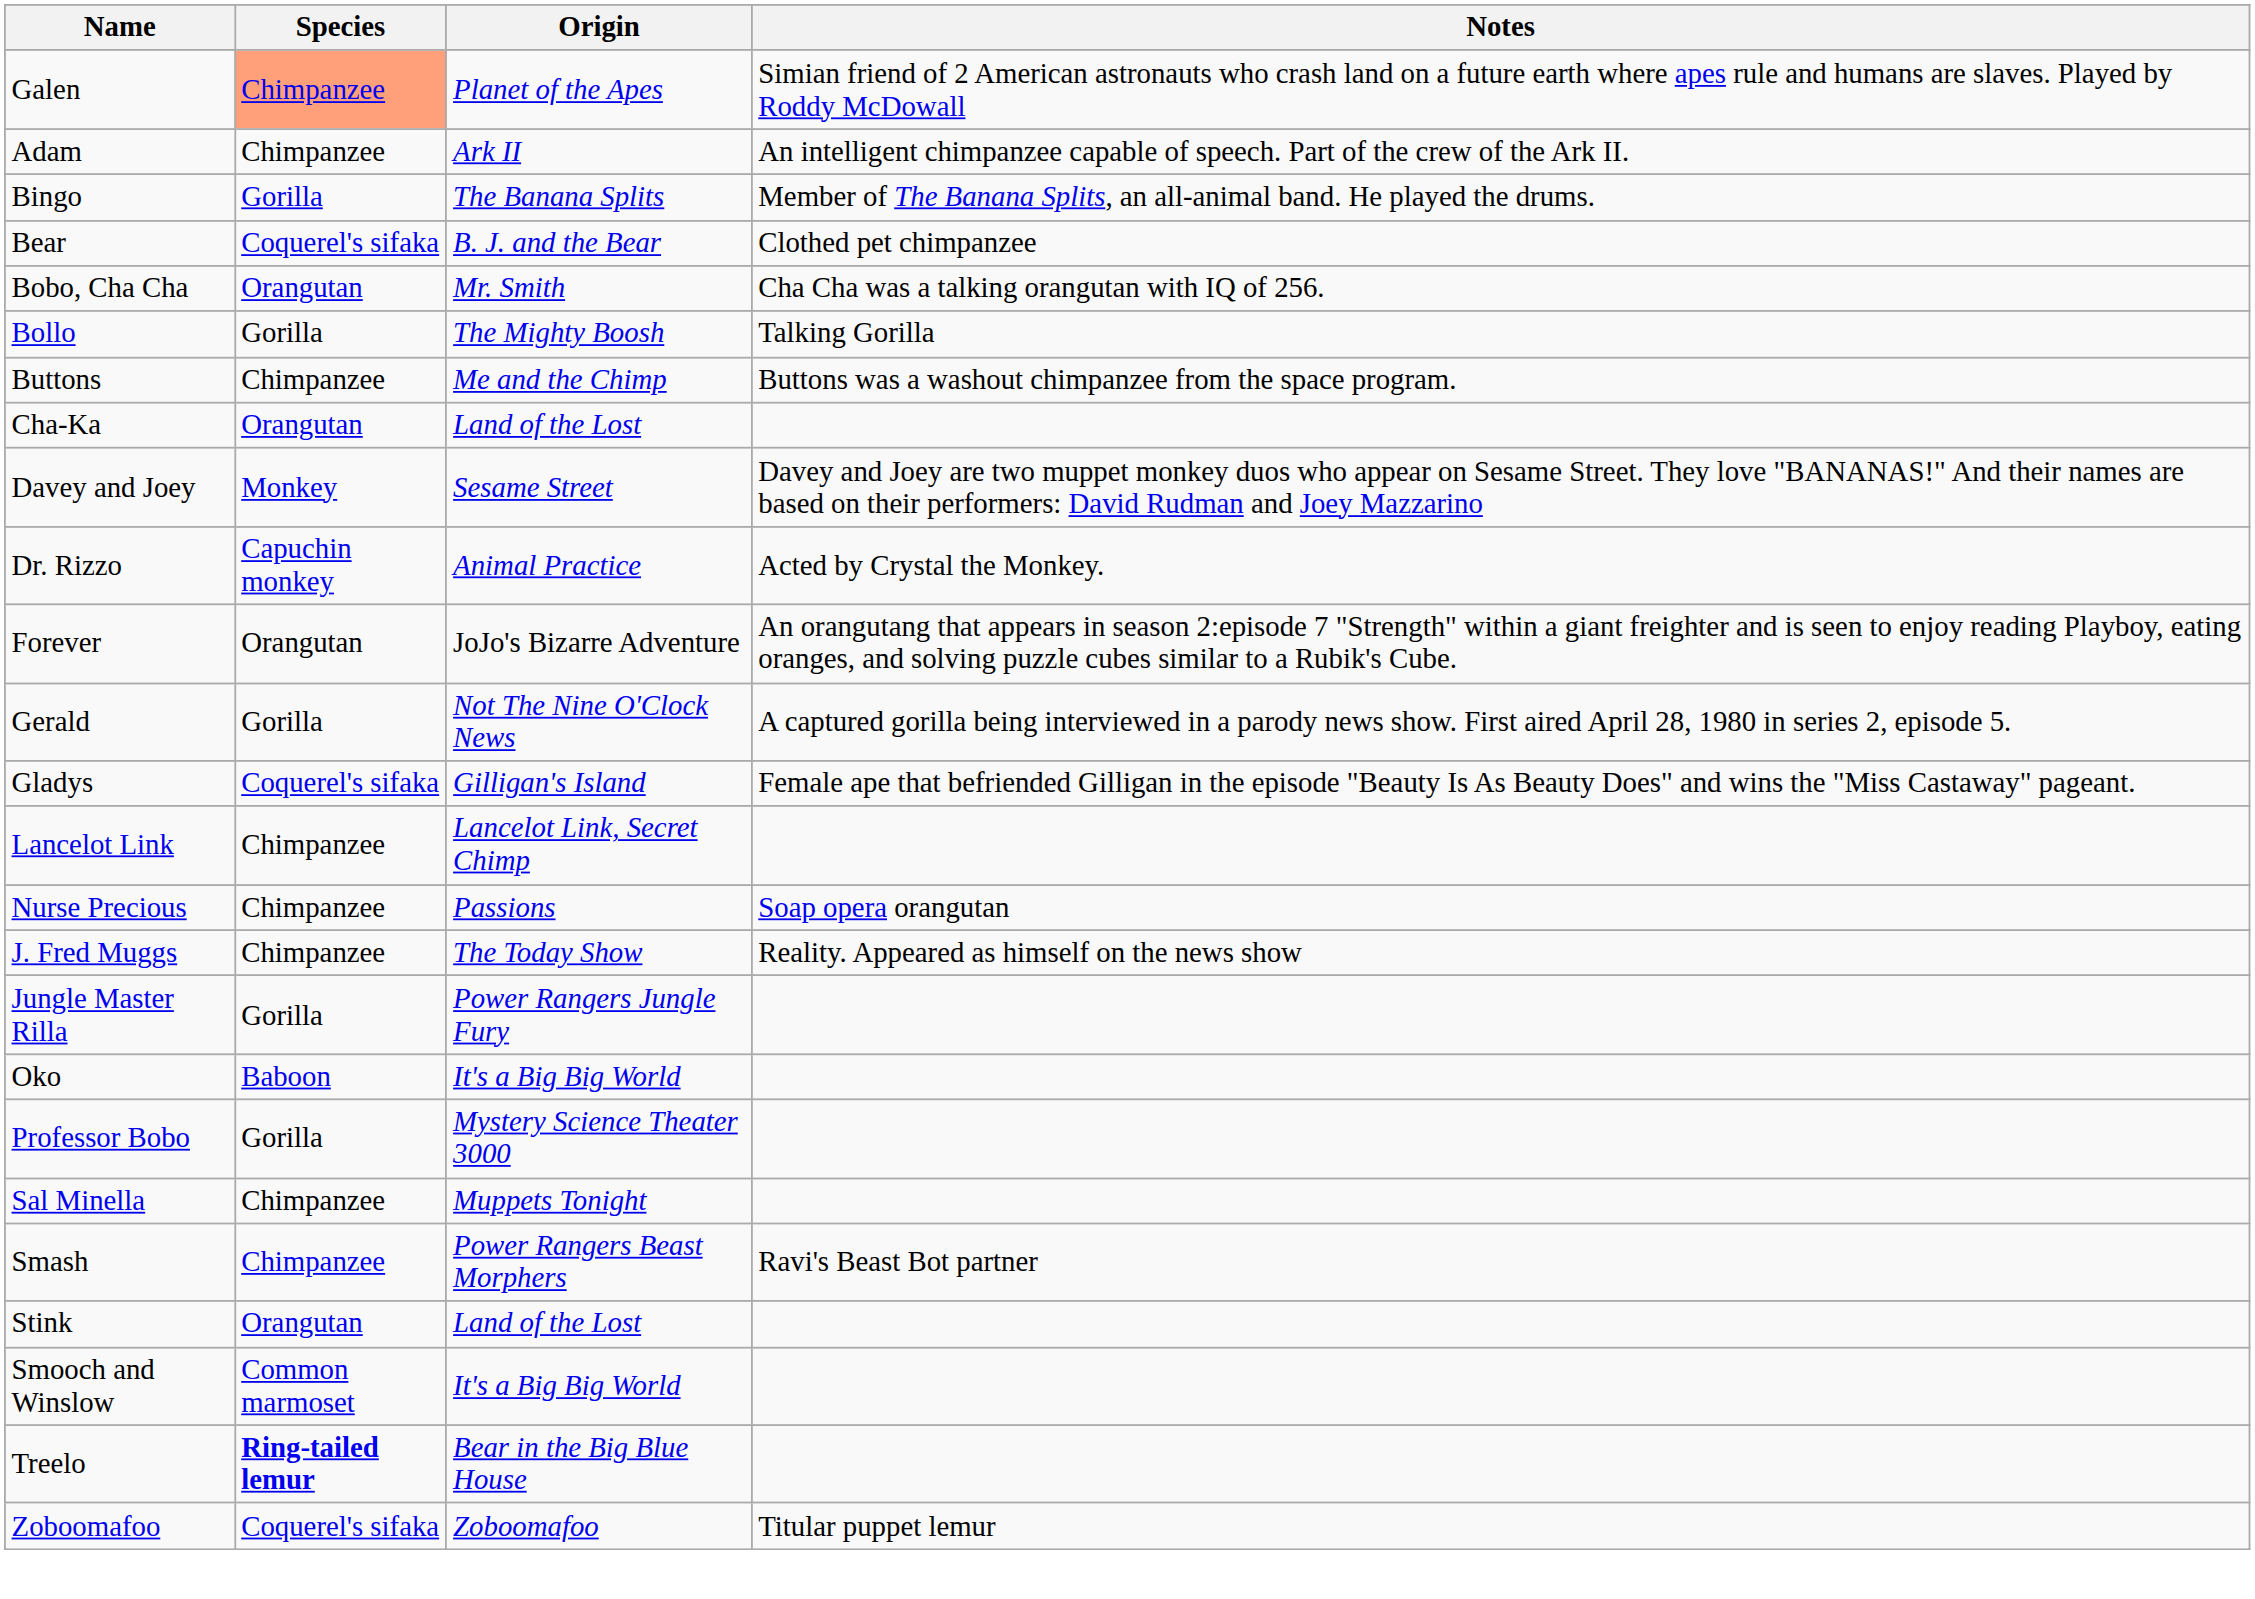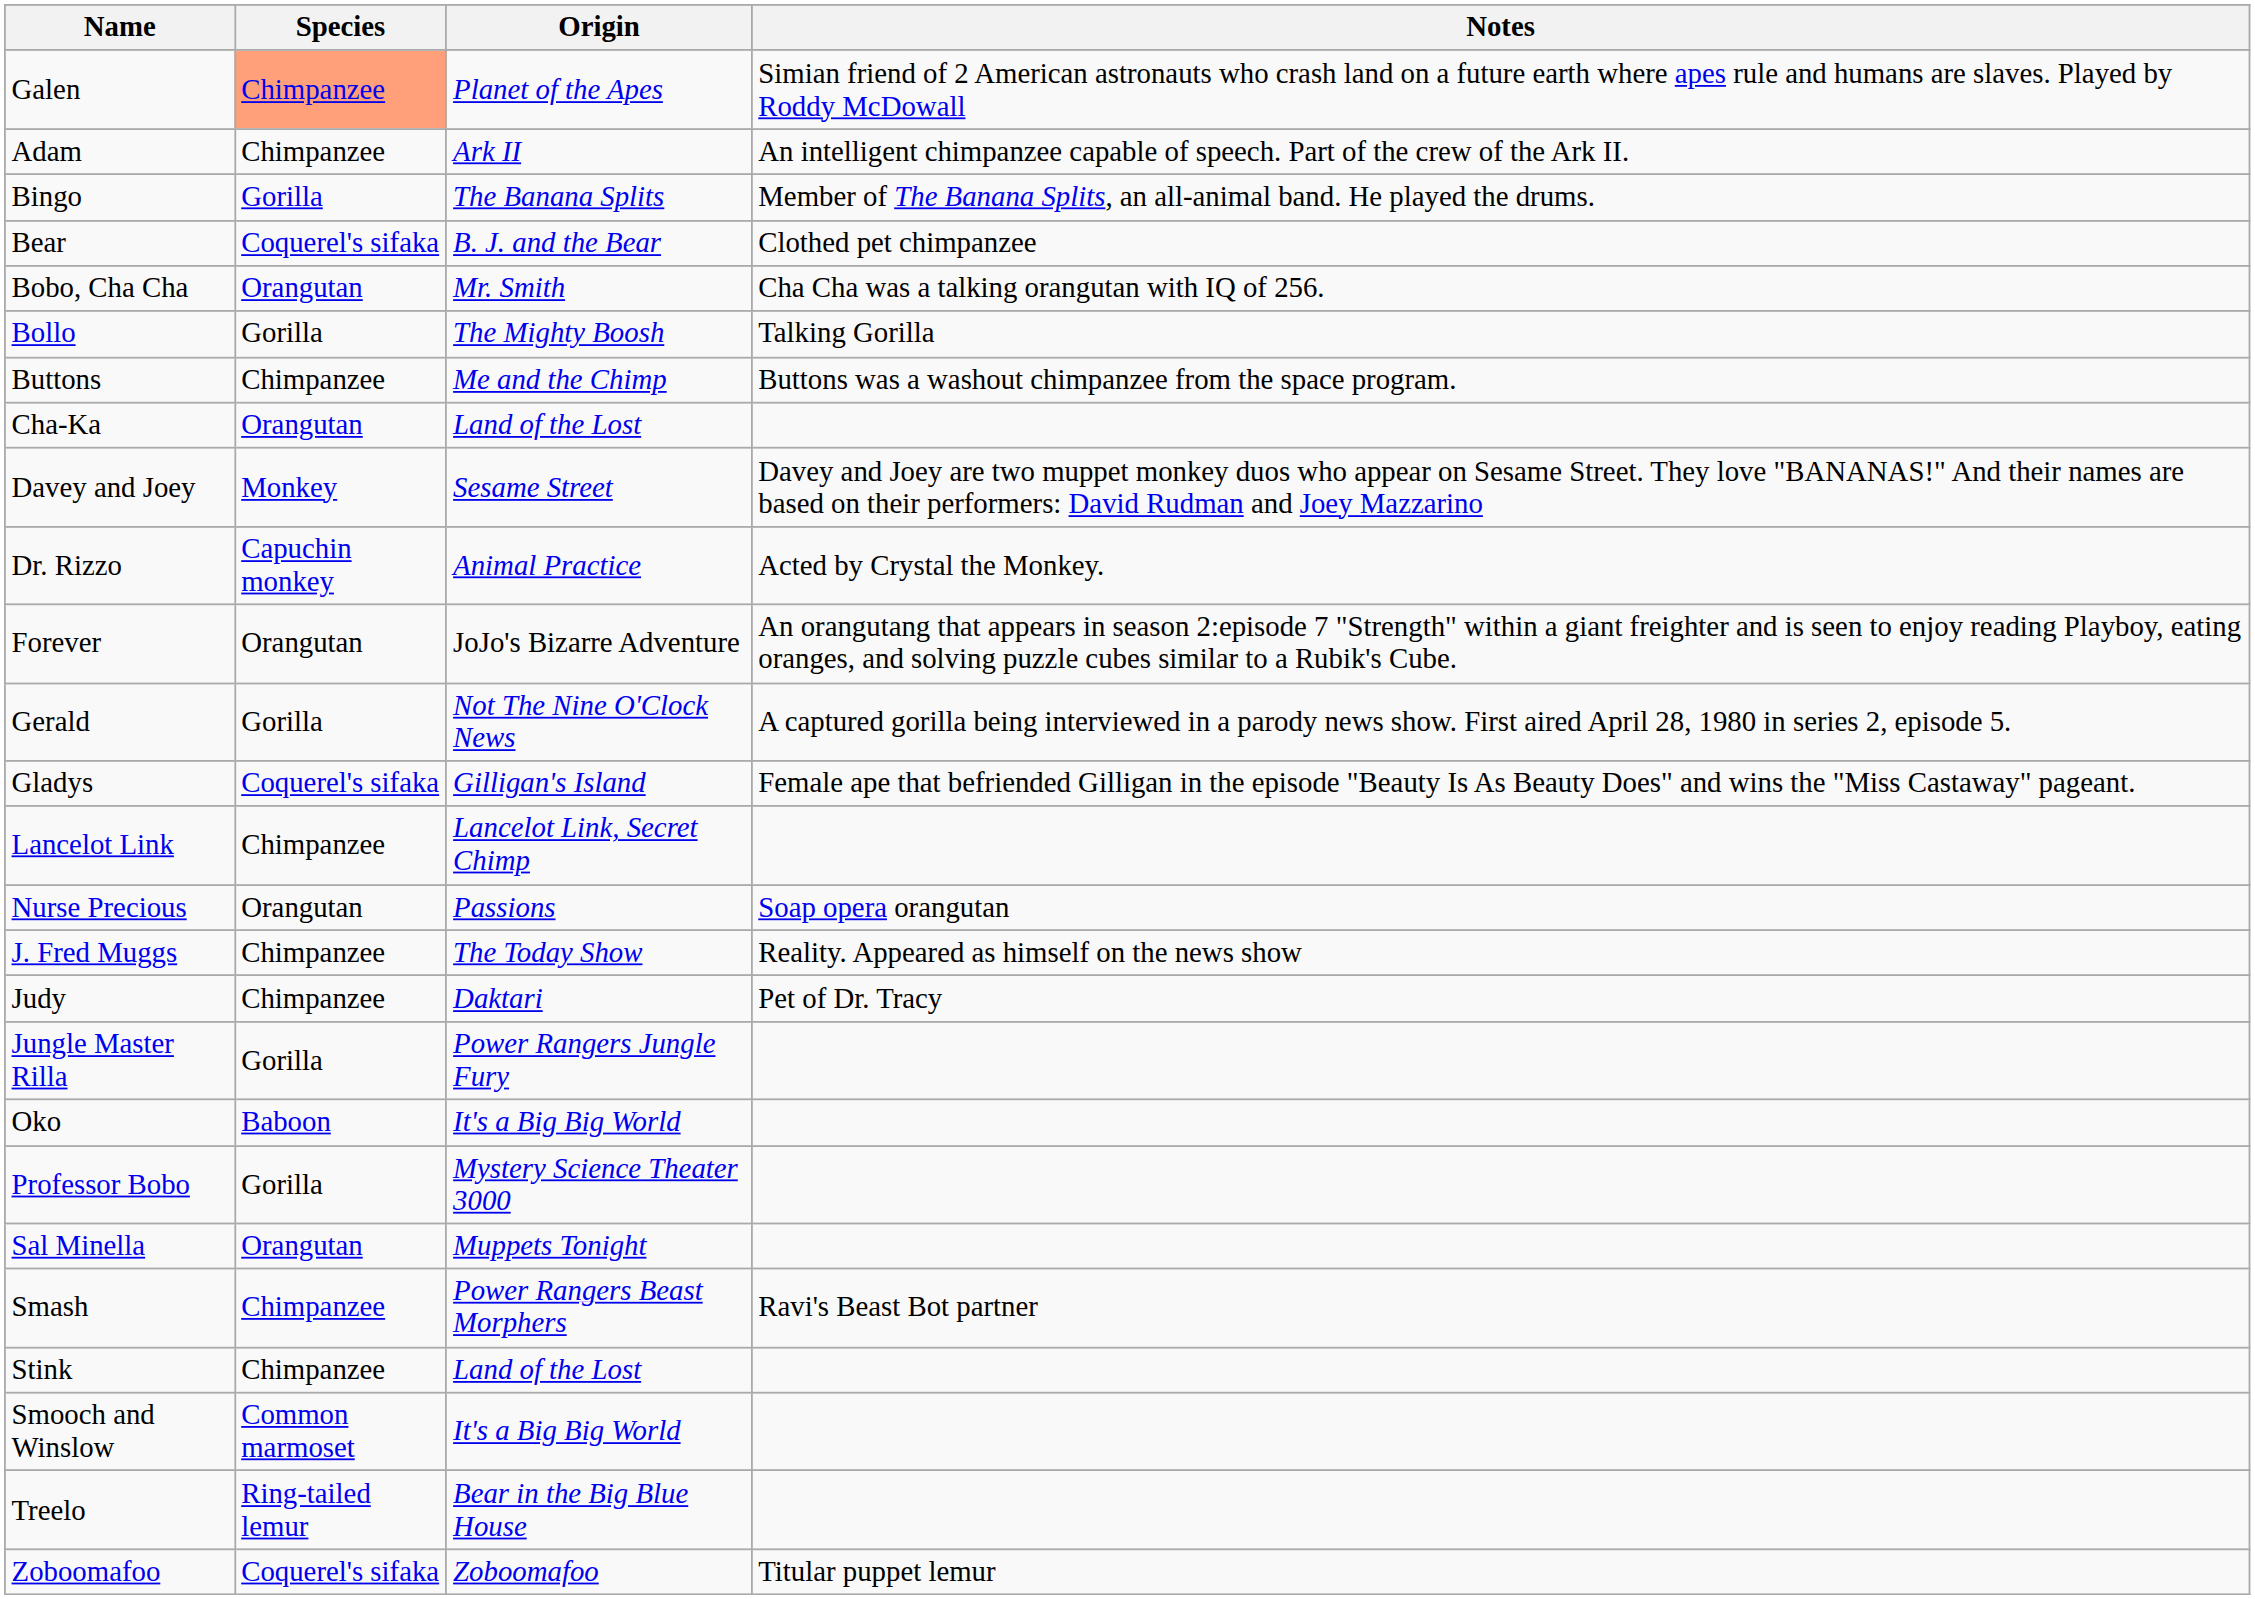(313, 906) Chimpanzee -> (302, 906) Orangutan
+ row: (39, 998)
(313, 1200) Chimpanzee -> (302, 1245) Orangutan
(302, 1323) Orangutan -> (313, 1369) Chimpanzee
(310, 1463) bold -> (306, 1509) normal
